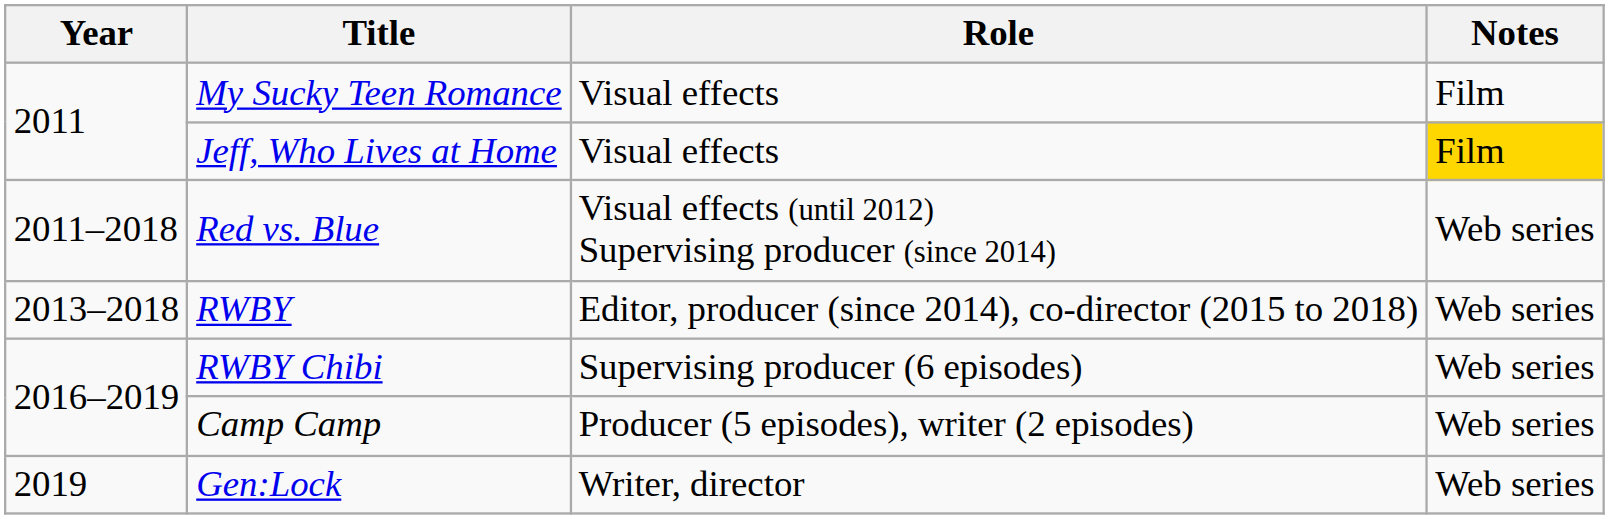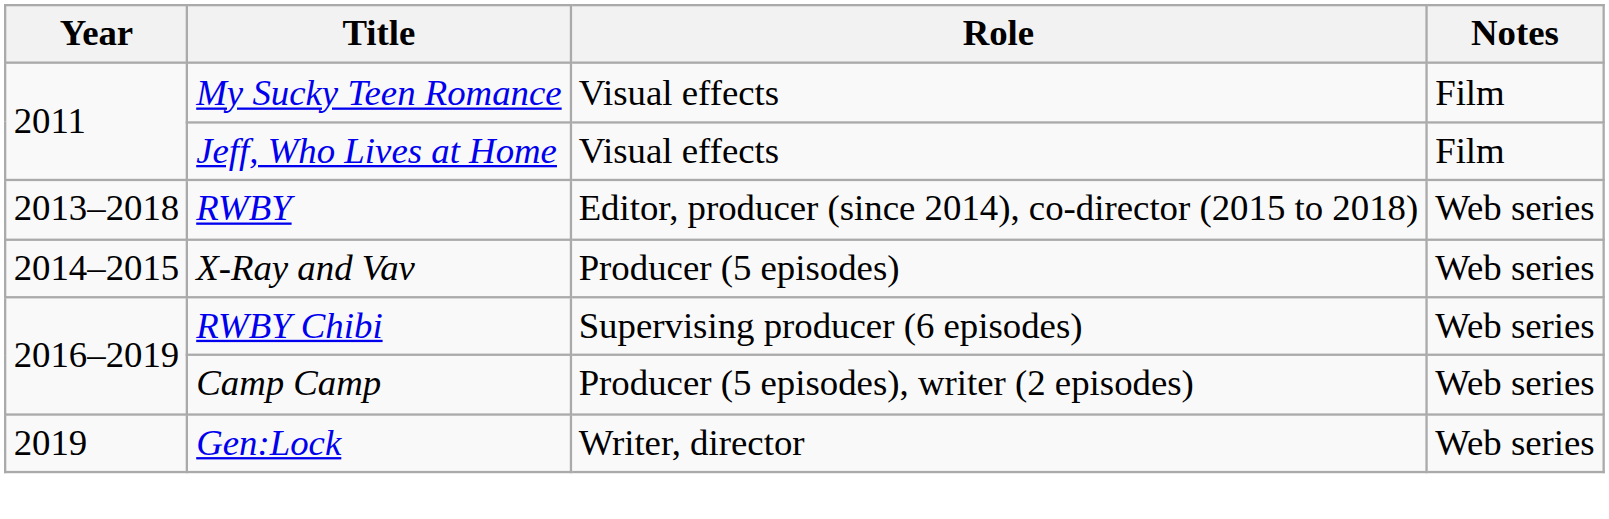(1470, 150) gold background -> (1470, 150) no background
- row: (288, 229)
+ row: (306, 267)
